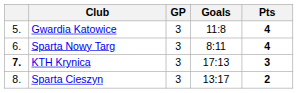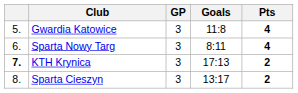(267, 63) 3 -> (267, 63) 2
